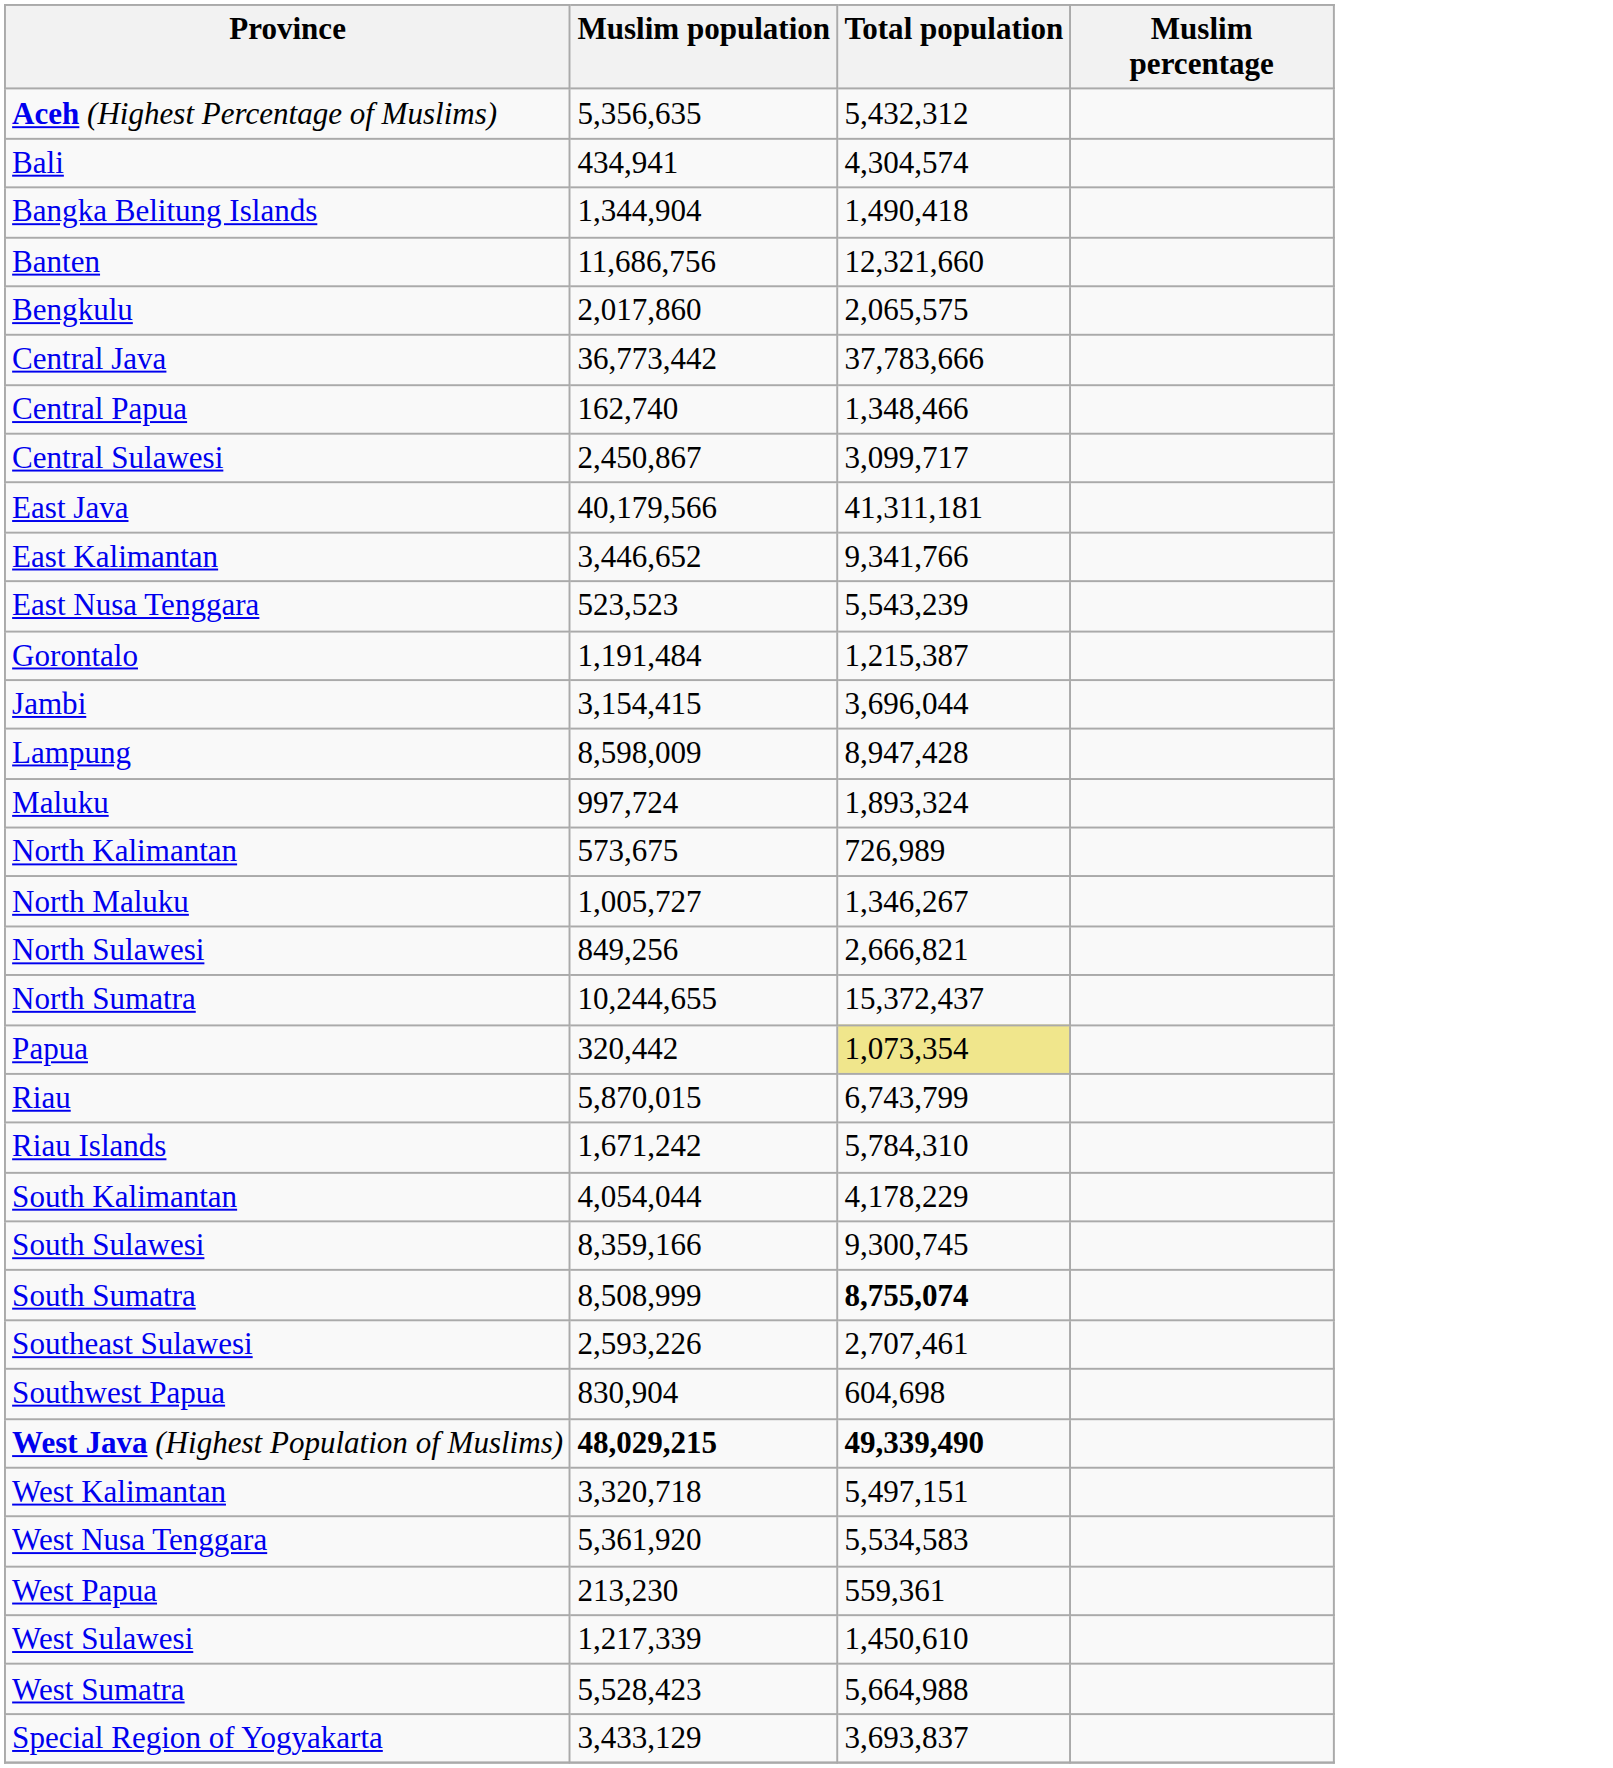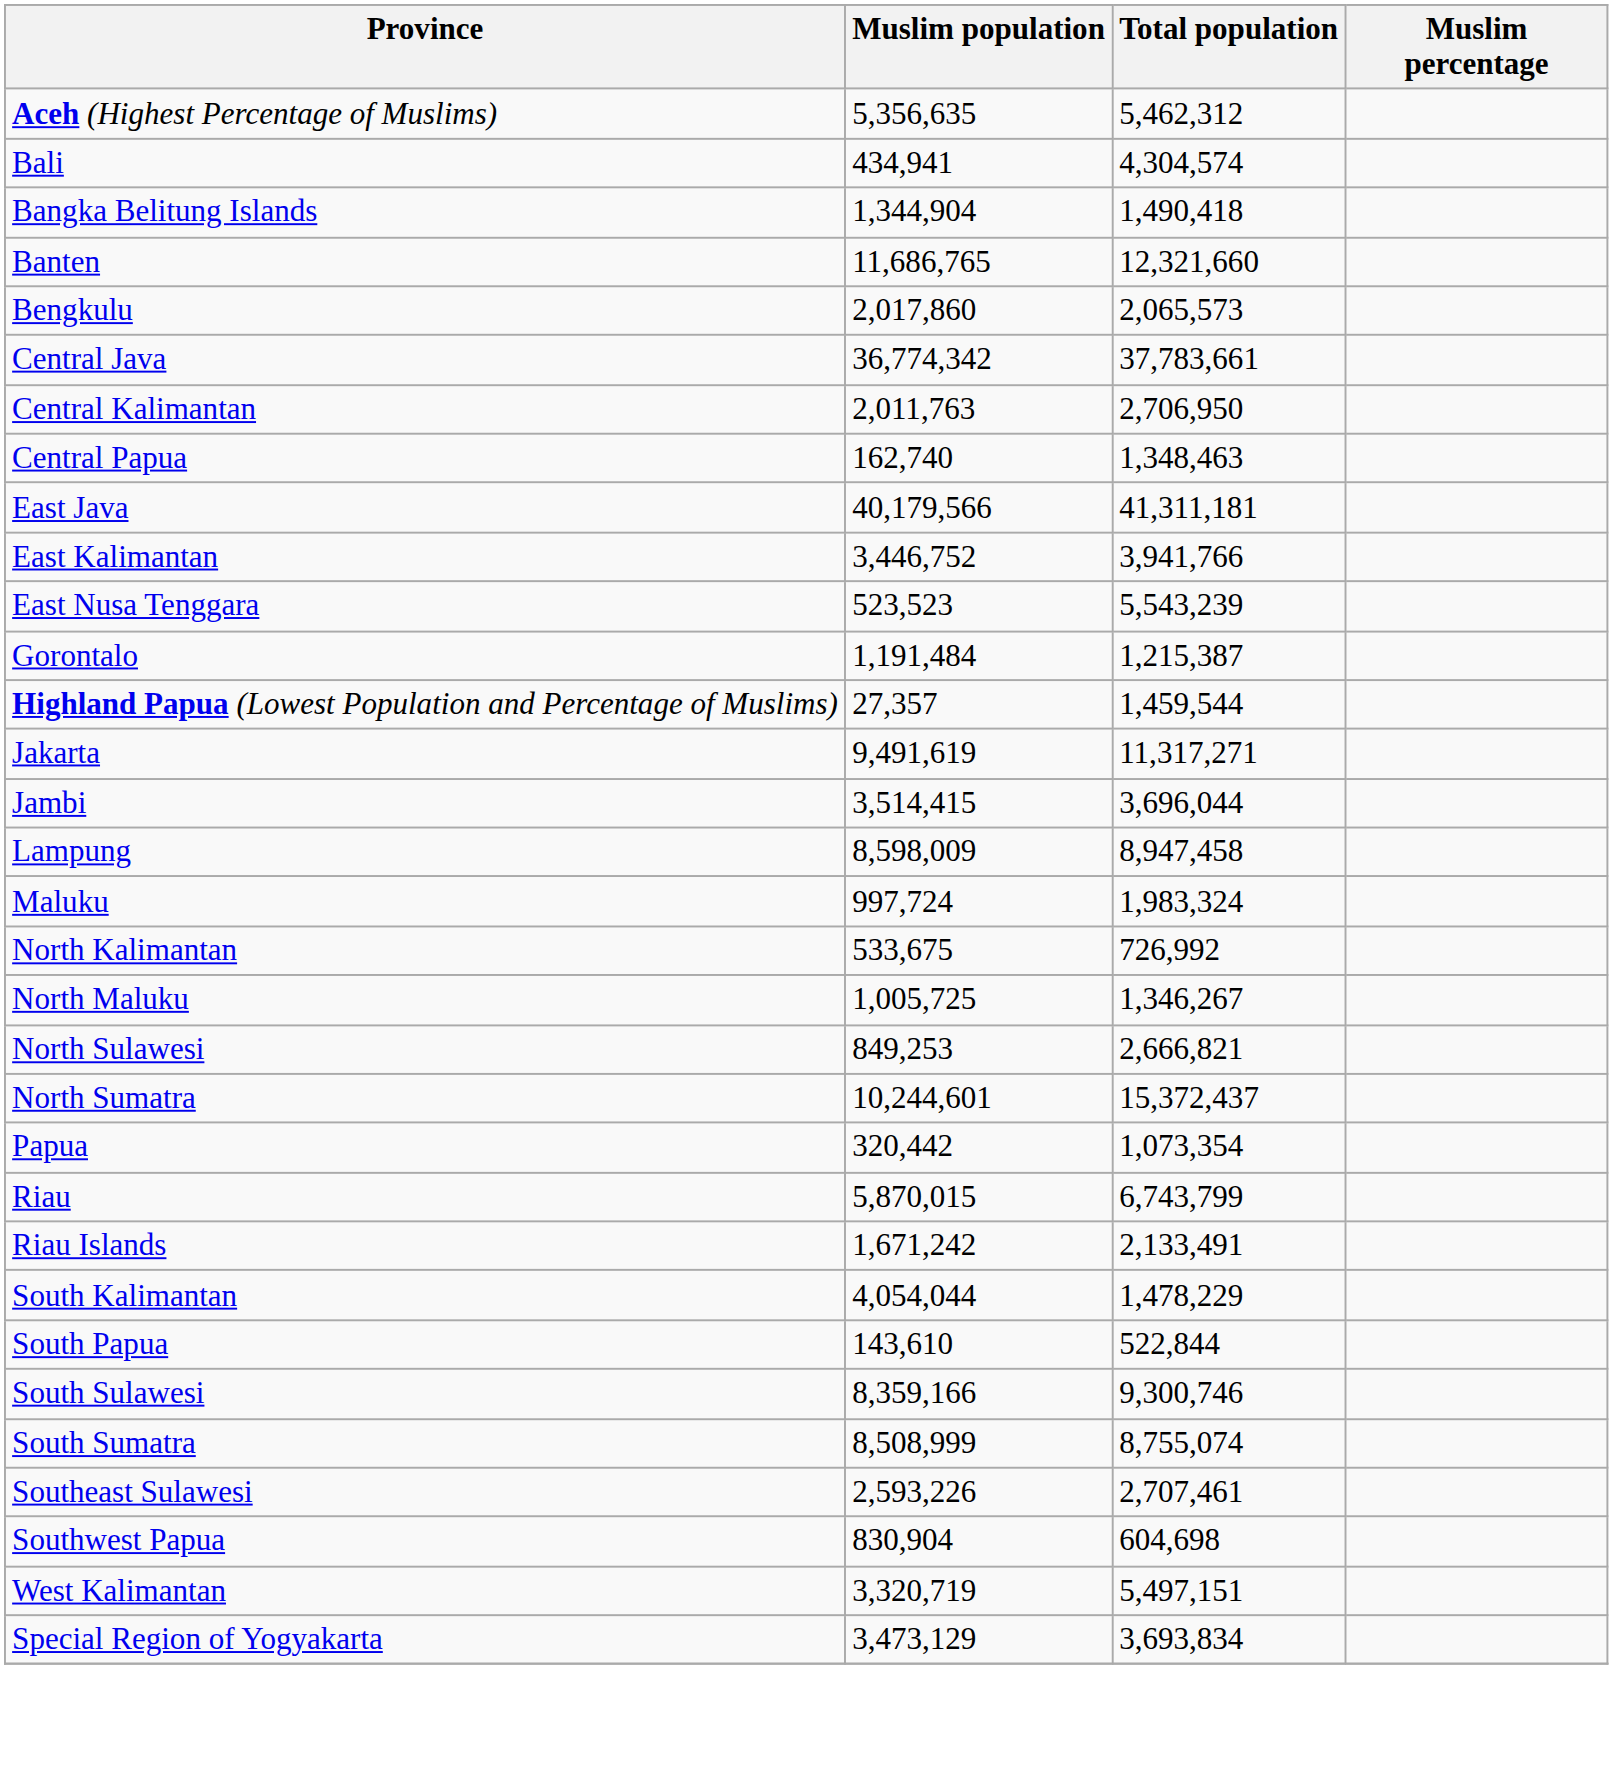(906, 113) 5,432,312 -> (1181, 113) 5,462,312
(647, 260) 11,686,756 -> (921, 260) 11,686,765
(906, 310) 2,065,575 -> (1181, 310) 2,065,573
(647, 359) 36,773,442 -> (922, 359) 36,774,342
(914, 359) 37,783,666 -> (1189, 359) 37,783,661
+ row: (134, 408)
(906, 408) 1,348,466 -> (1181, 457) 1,348,463
- row: (118, 457)
(639, 556) 3,446,652 -> (914, 556) 3,446,752
(906, 556) 9,341,766 -> (1181, 556) 3,941,766
+ row: (425, 703)
+ row: (56, 753)
(639, 703) 3,154,415 -> (914, 802) 3,514,415
(906, 753) 8,947,428 -> (1181, 851) 8,947,458
(906, 802) 1,893,324 -> (1181, 900) 1,983,324
(628, 851) 573,675 -> (903, 950) 533,675
(895, 851) 726,989 -> (1170, 950) 726,992
(639, 900) 1,005,727 -> (914, 999) 1,005,725
(628, 950) 849,256 -> (903, 1048) 849,253
(647, 999) 10,244,655 -> (922, 1097) 10,244,601
(906, 1048) khaki background -> (1181, 1147) no background
(906, 1147) 5,784,310 -> (1181, 1245) 2,133,491
(906, 1196) 4,178,229 -> (1181, 1294) 1,478,229
+ row: (90, 1343)
(906, 1245) 9,300,745 -> (1181, 1393) 9,300,746
(906, 1294) bold -> (1181, 1442) normal
- row: (288, 1442)
(639, 1491) 3,320,718 -> (914, 1590) 3,320,719
- row: (140, 1540)
- row: (85, 1590)
- row: (103, 1639)
- row: (98, 1688)
(639, 1737) 3,433,129 -> (914, 1639) 3,473,129
(906, 1737) 3,693,837 -> (1181, 1639) 3,693,834
